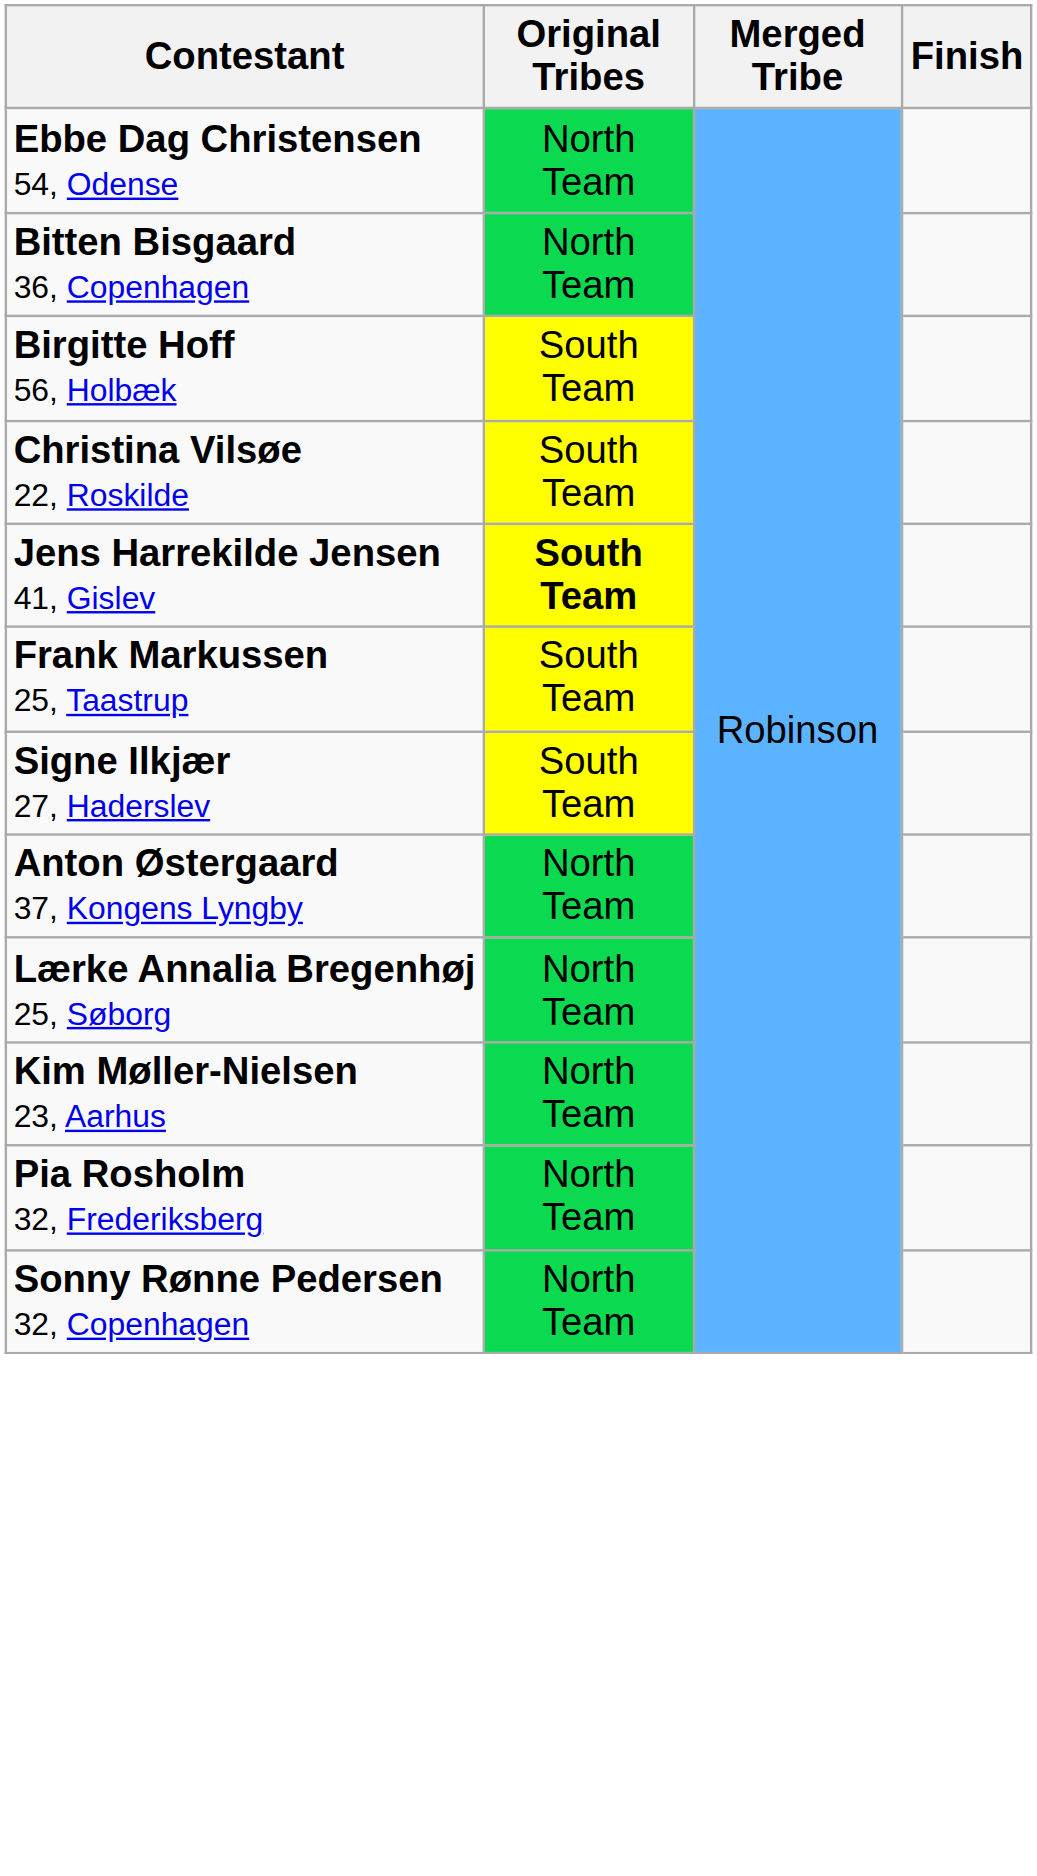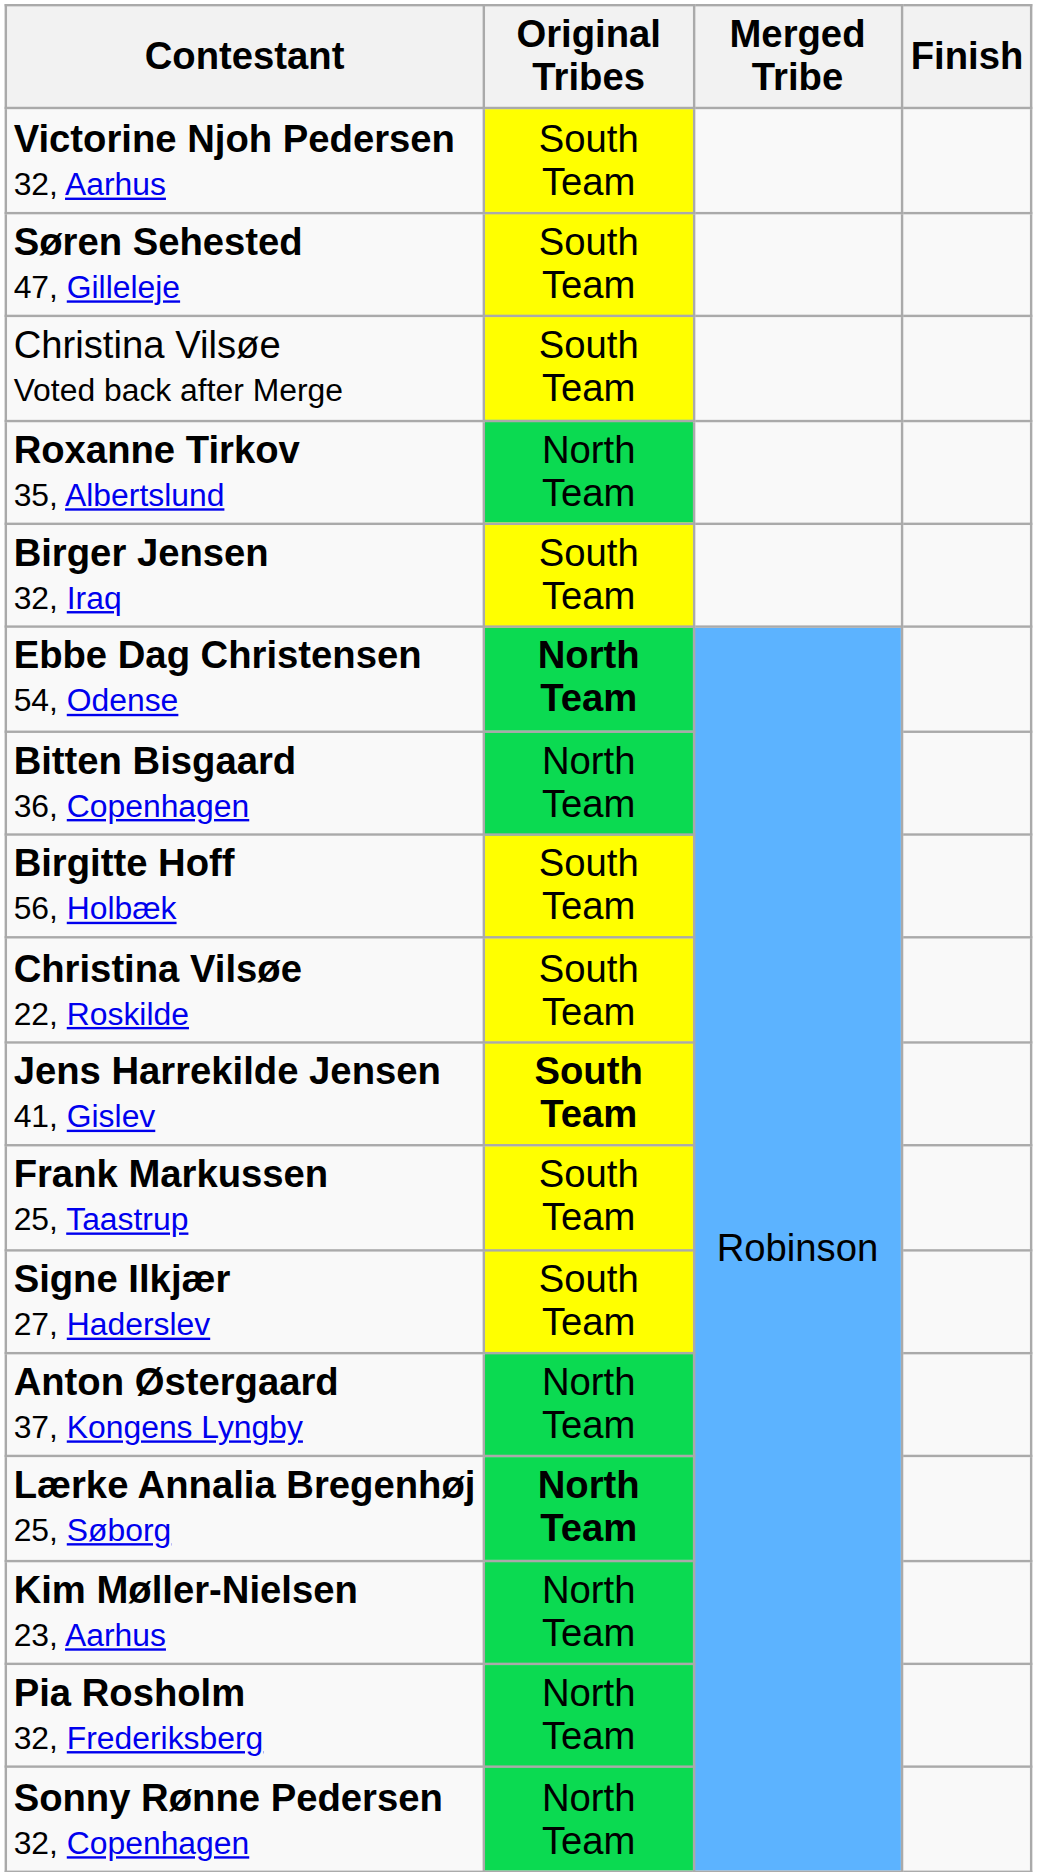+ row: (234, 159)
+ row: (158, 263)
+ row: (178, 367)
+ row: (157, 470)
+ row: (141, 574)
(589, 159) normal -> (589, 678) bold
(589, 989) normal -> (589, 1507) bold
